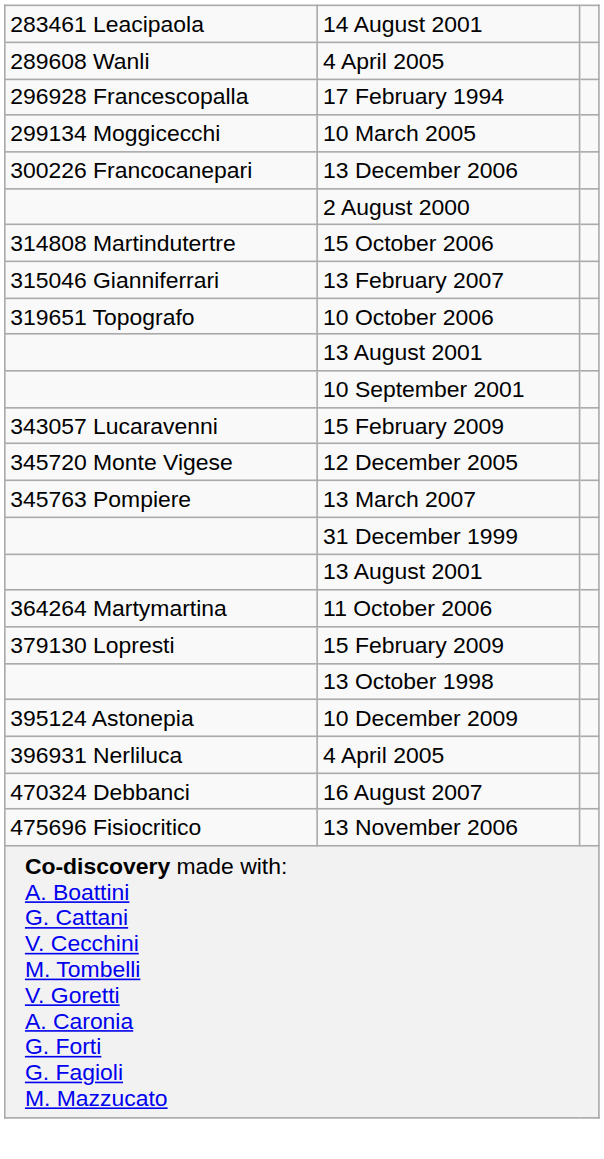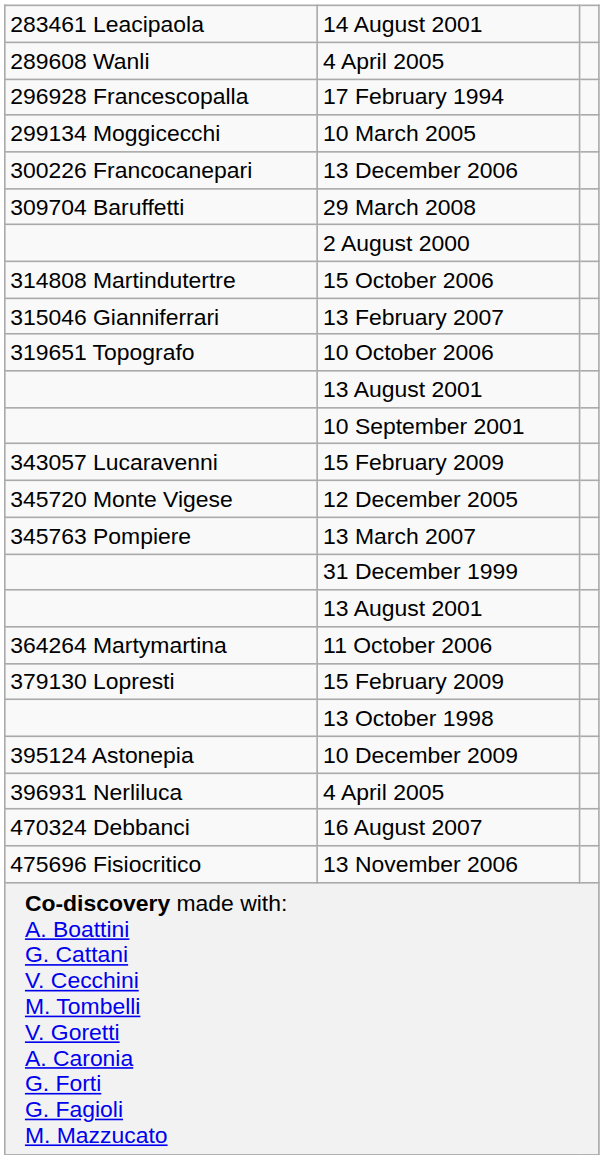+ row: (97, 207)
